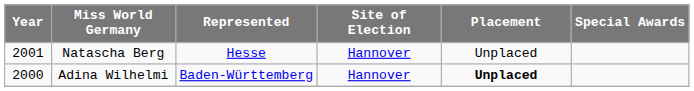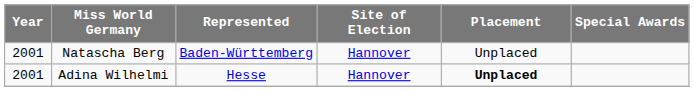(246, 53) Hesse -> (246, 53) Baden-Württemberg
(28, 75) 2000 -> (28, 75) 2001
(246, 75) Baden-Württemberg -> (246, 75) Hesse
